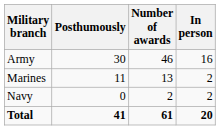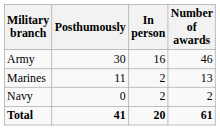columns swapped: (196, 27) <-> (152, 27)
